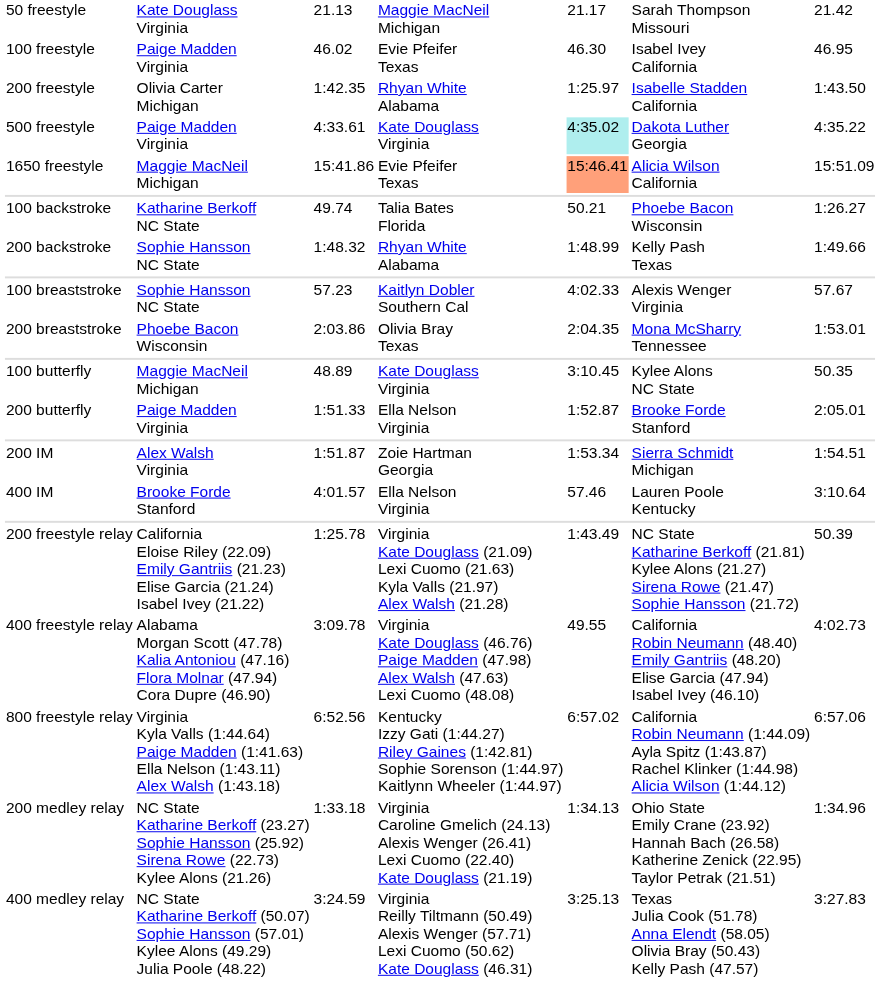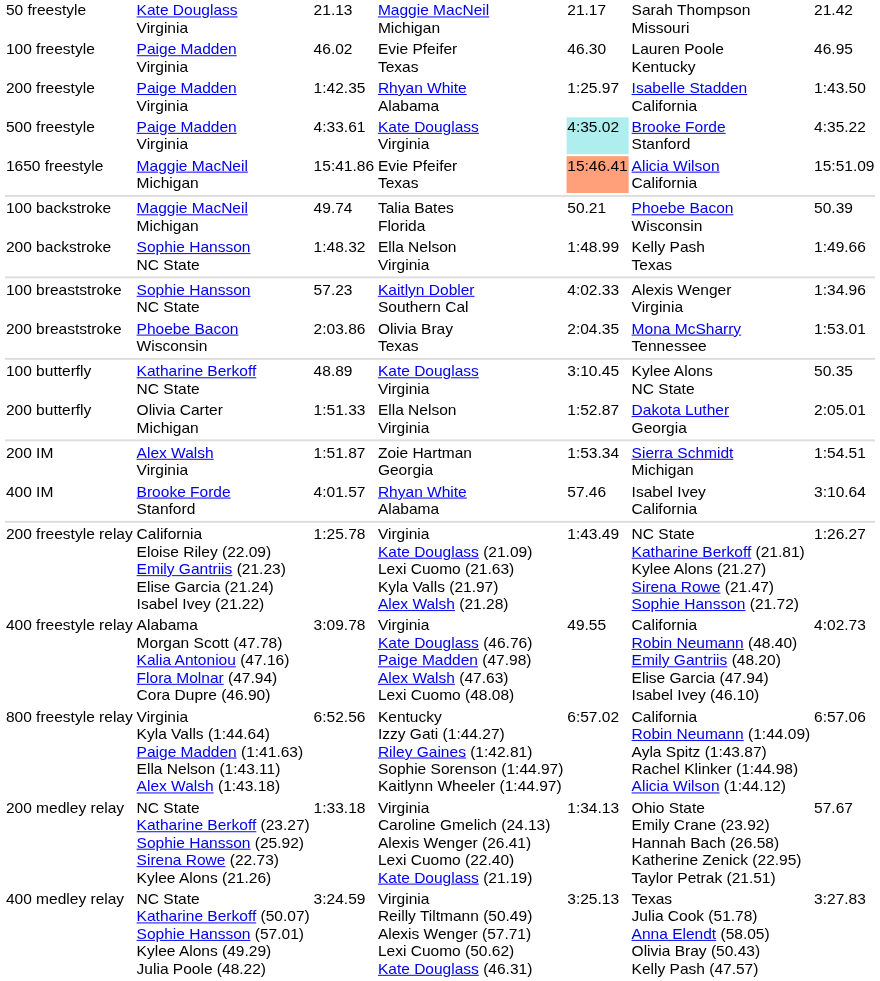(669, 58) Isabel Ivey California -> (678, 58) Lauren Poole Kentucky
(180, 96) Olivia Carter Michigan -> (187, 96) Paige Madden Virginia
(680, 135) Dakota Luther Georgia -> (679, 135) Brooke Forde Stanford
(196, 217) Katharine Berkoff NC State -> (192, 217) Maggie MacNeil Michigan
(840, 208) 1:26.27 -> (833, 208) 50.39
(422, 256) Rhyan White Alabama -> (417, 256) Ella Nelson Virginia
(833, 290) 57.67 -> (840, 290) 1:34.96
(192, 380) Maggie MacNeil Michigan -> (196, 380) Katharine Berkoff NC State
(187, 419) Paige Madden Virginia -> (180, 419) Olivia Carter Michigan
(679, 419) Brooke Forde Stanford -> (680, 419) Dakota Luther Georgia
(417, 500) Ella Nelson Virginia -> (422, 500) Rhyan White Alabama
(678, 500) Lauren Poole Kentucky -> (669, 500) Isabel Ivey California
(833, 534) 50.39 -> (840, 534) 1:26.27
(840, 807) 1:34.96 -> (833, 807) 57.67
